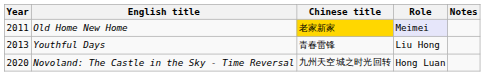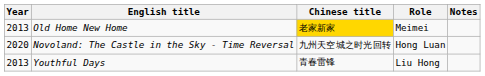(18, 28) 2011 -> (18, 28) 2013
(412, 28) lavender background -> (412, 28) no background
rows swapped: (69, 45) <-> (164, 62)
